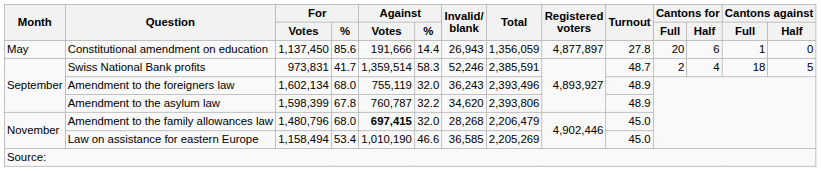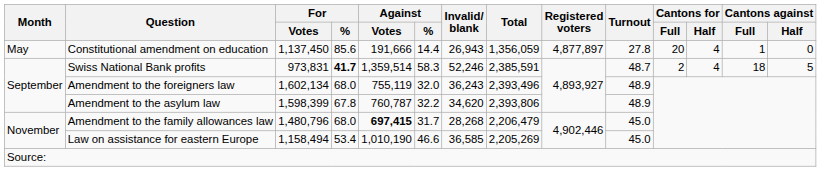(716, 49) 6 -> (716, 49) 4
(345, 67) normal -> (345, 67) bold
(428, 121) 32.0 -> (428, 121) 31.7
